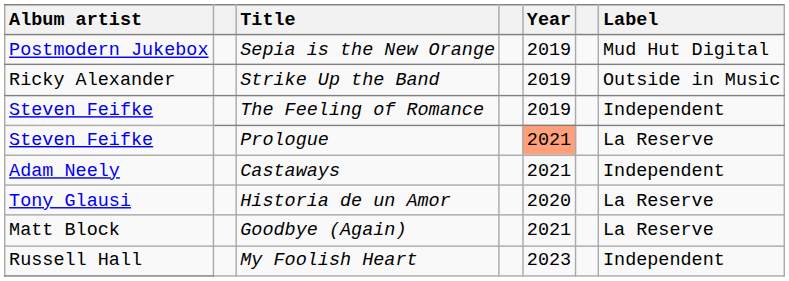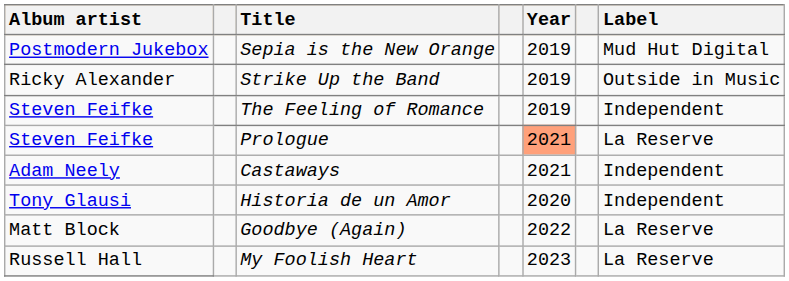(658, 200) La Reserve -> (664, 200) Independent
(549, 230) 2021 -> (549, 230) 2022
(664, 260) Independent -> (658, 260) La Reserve
